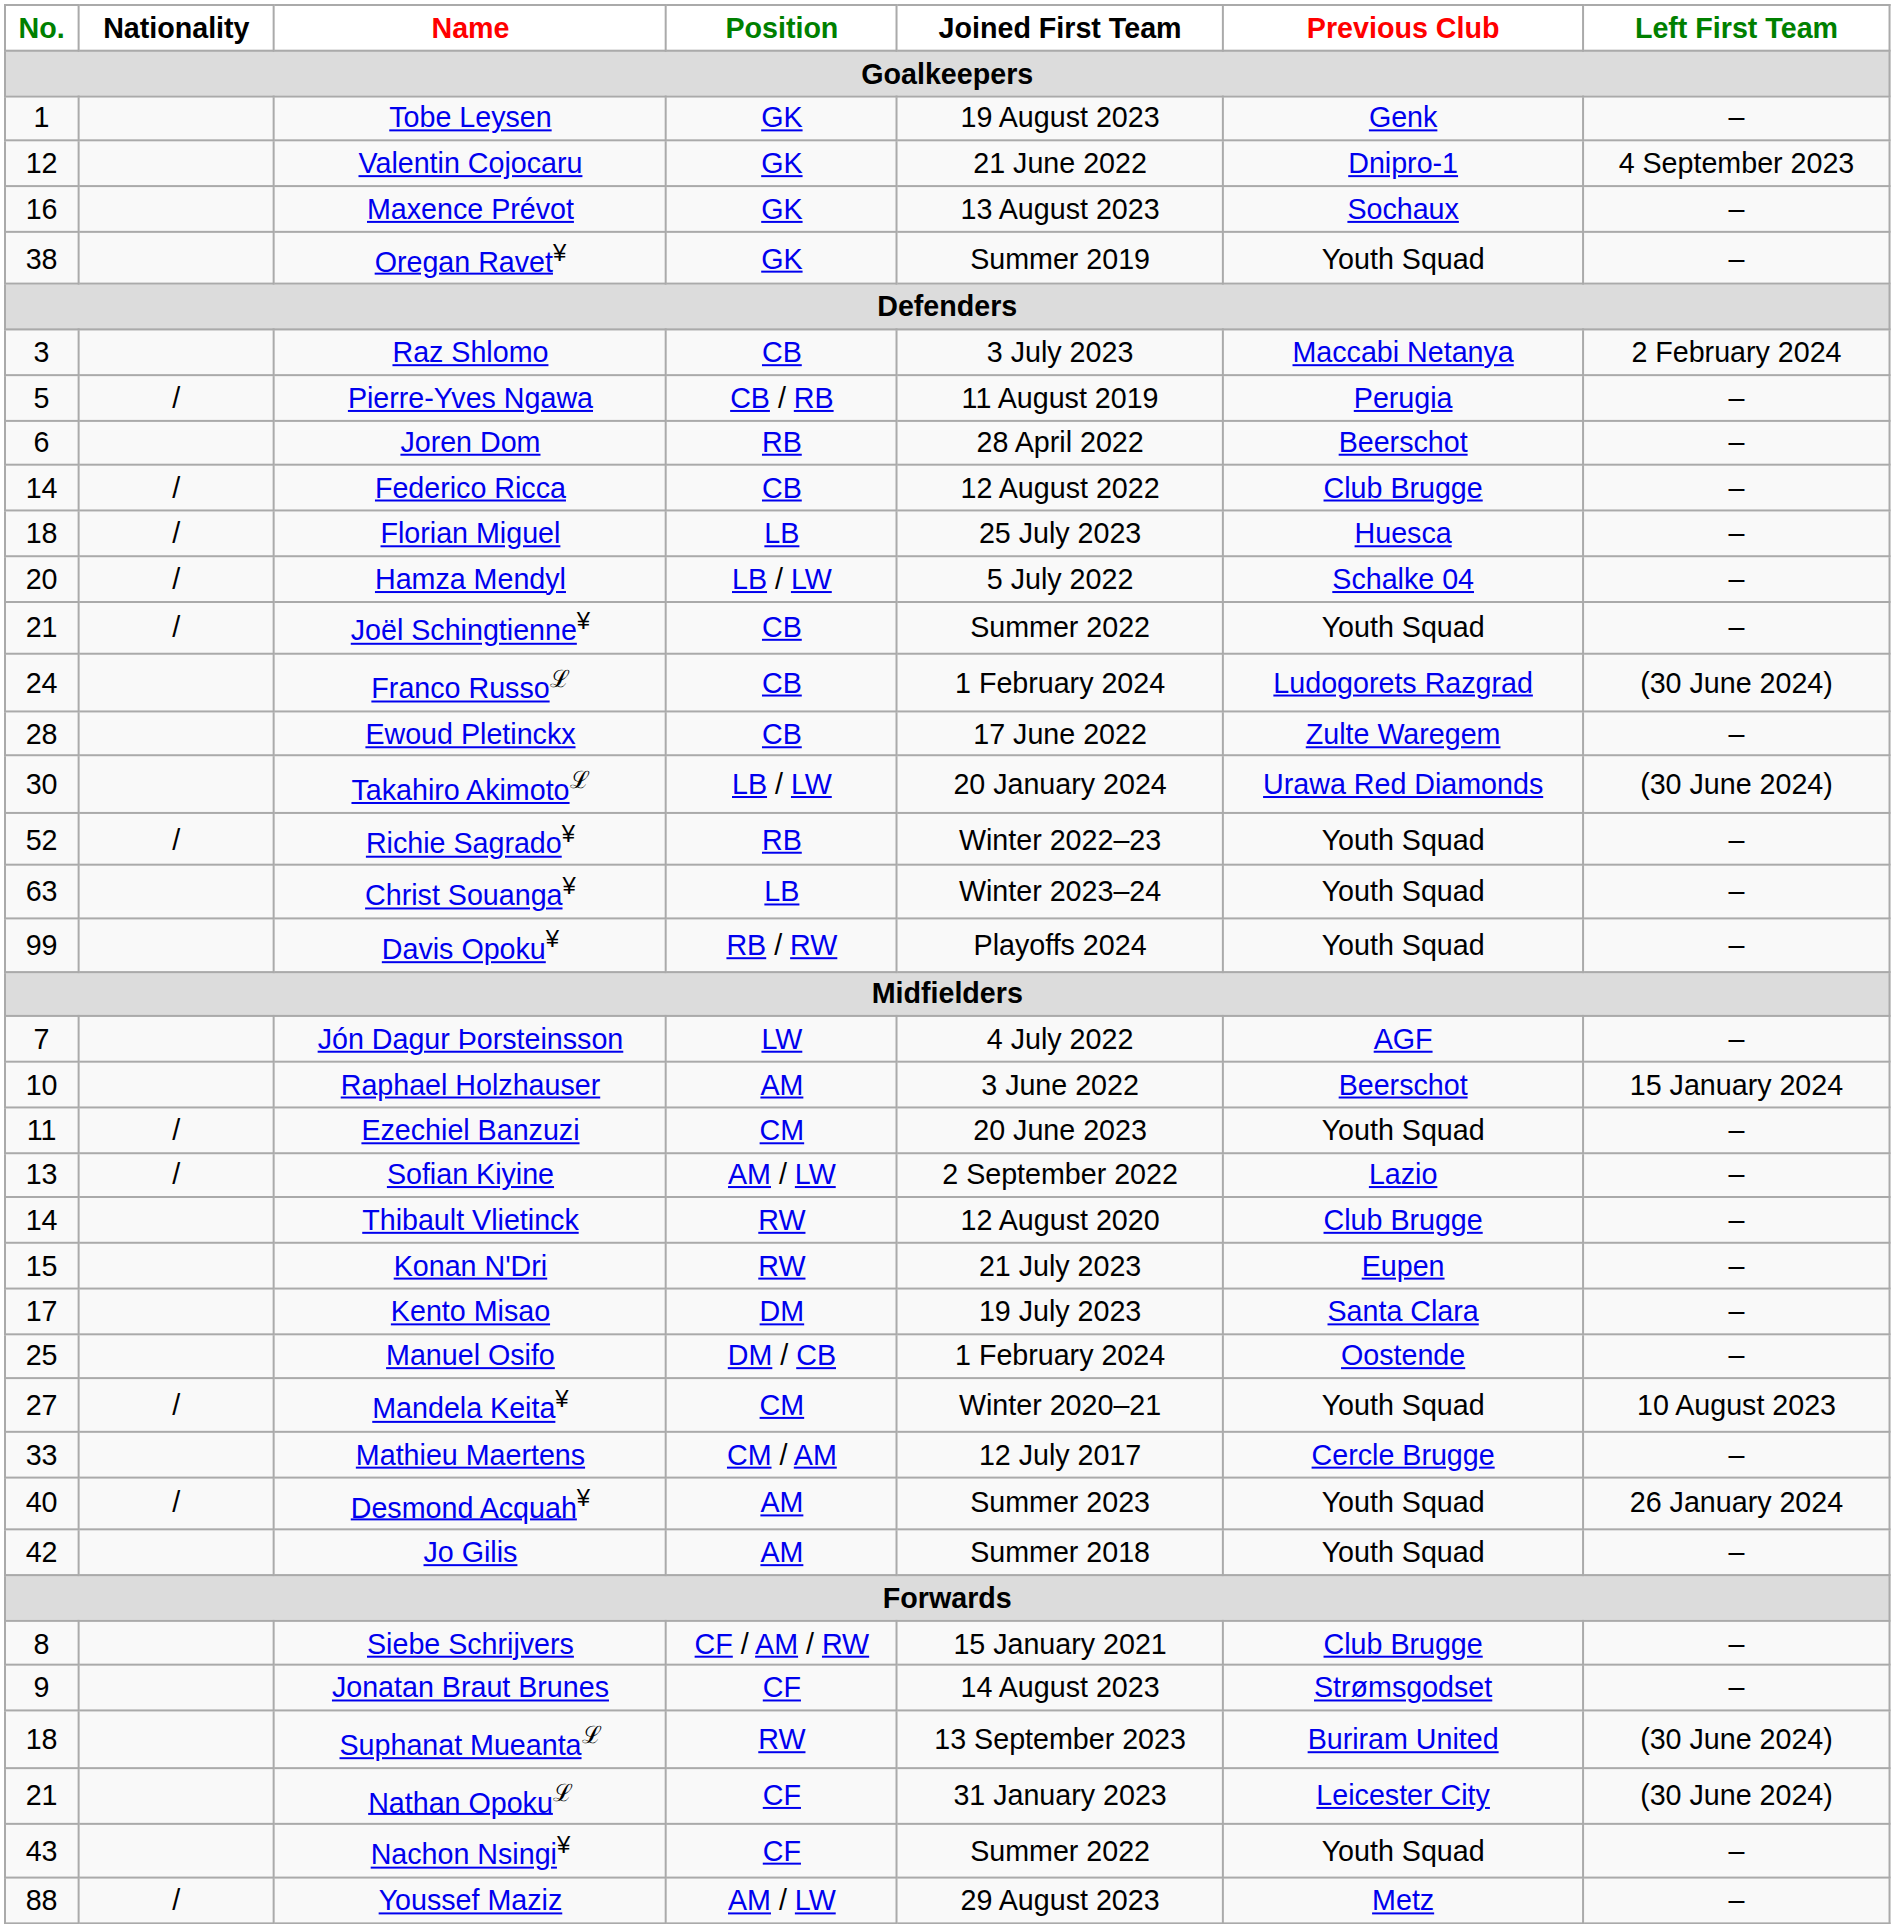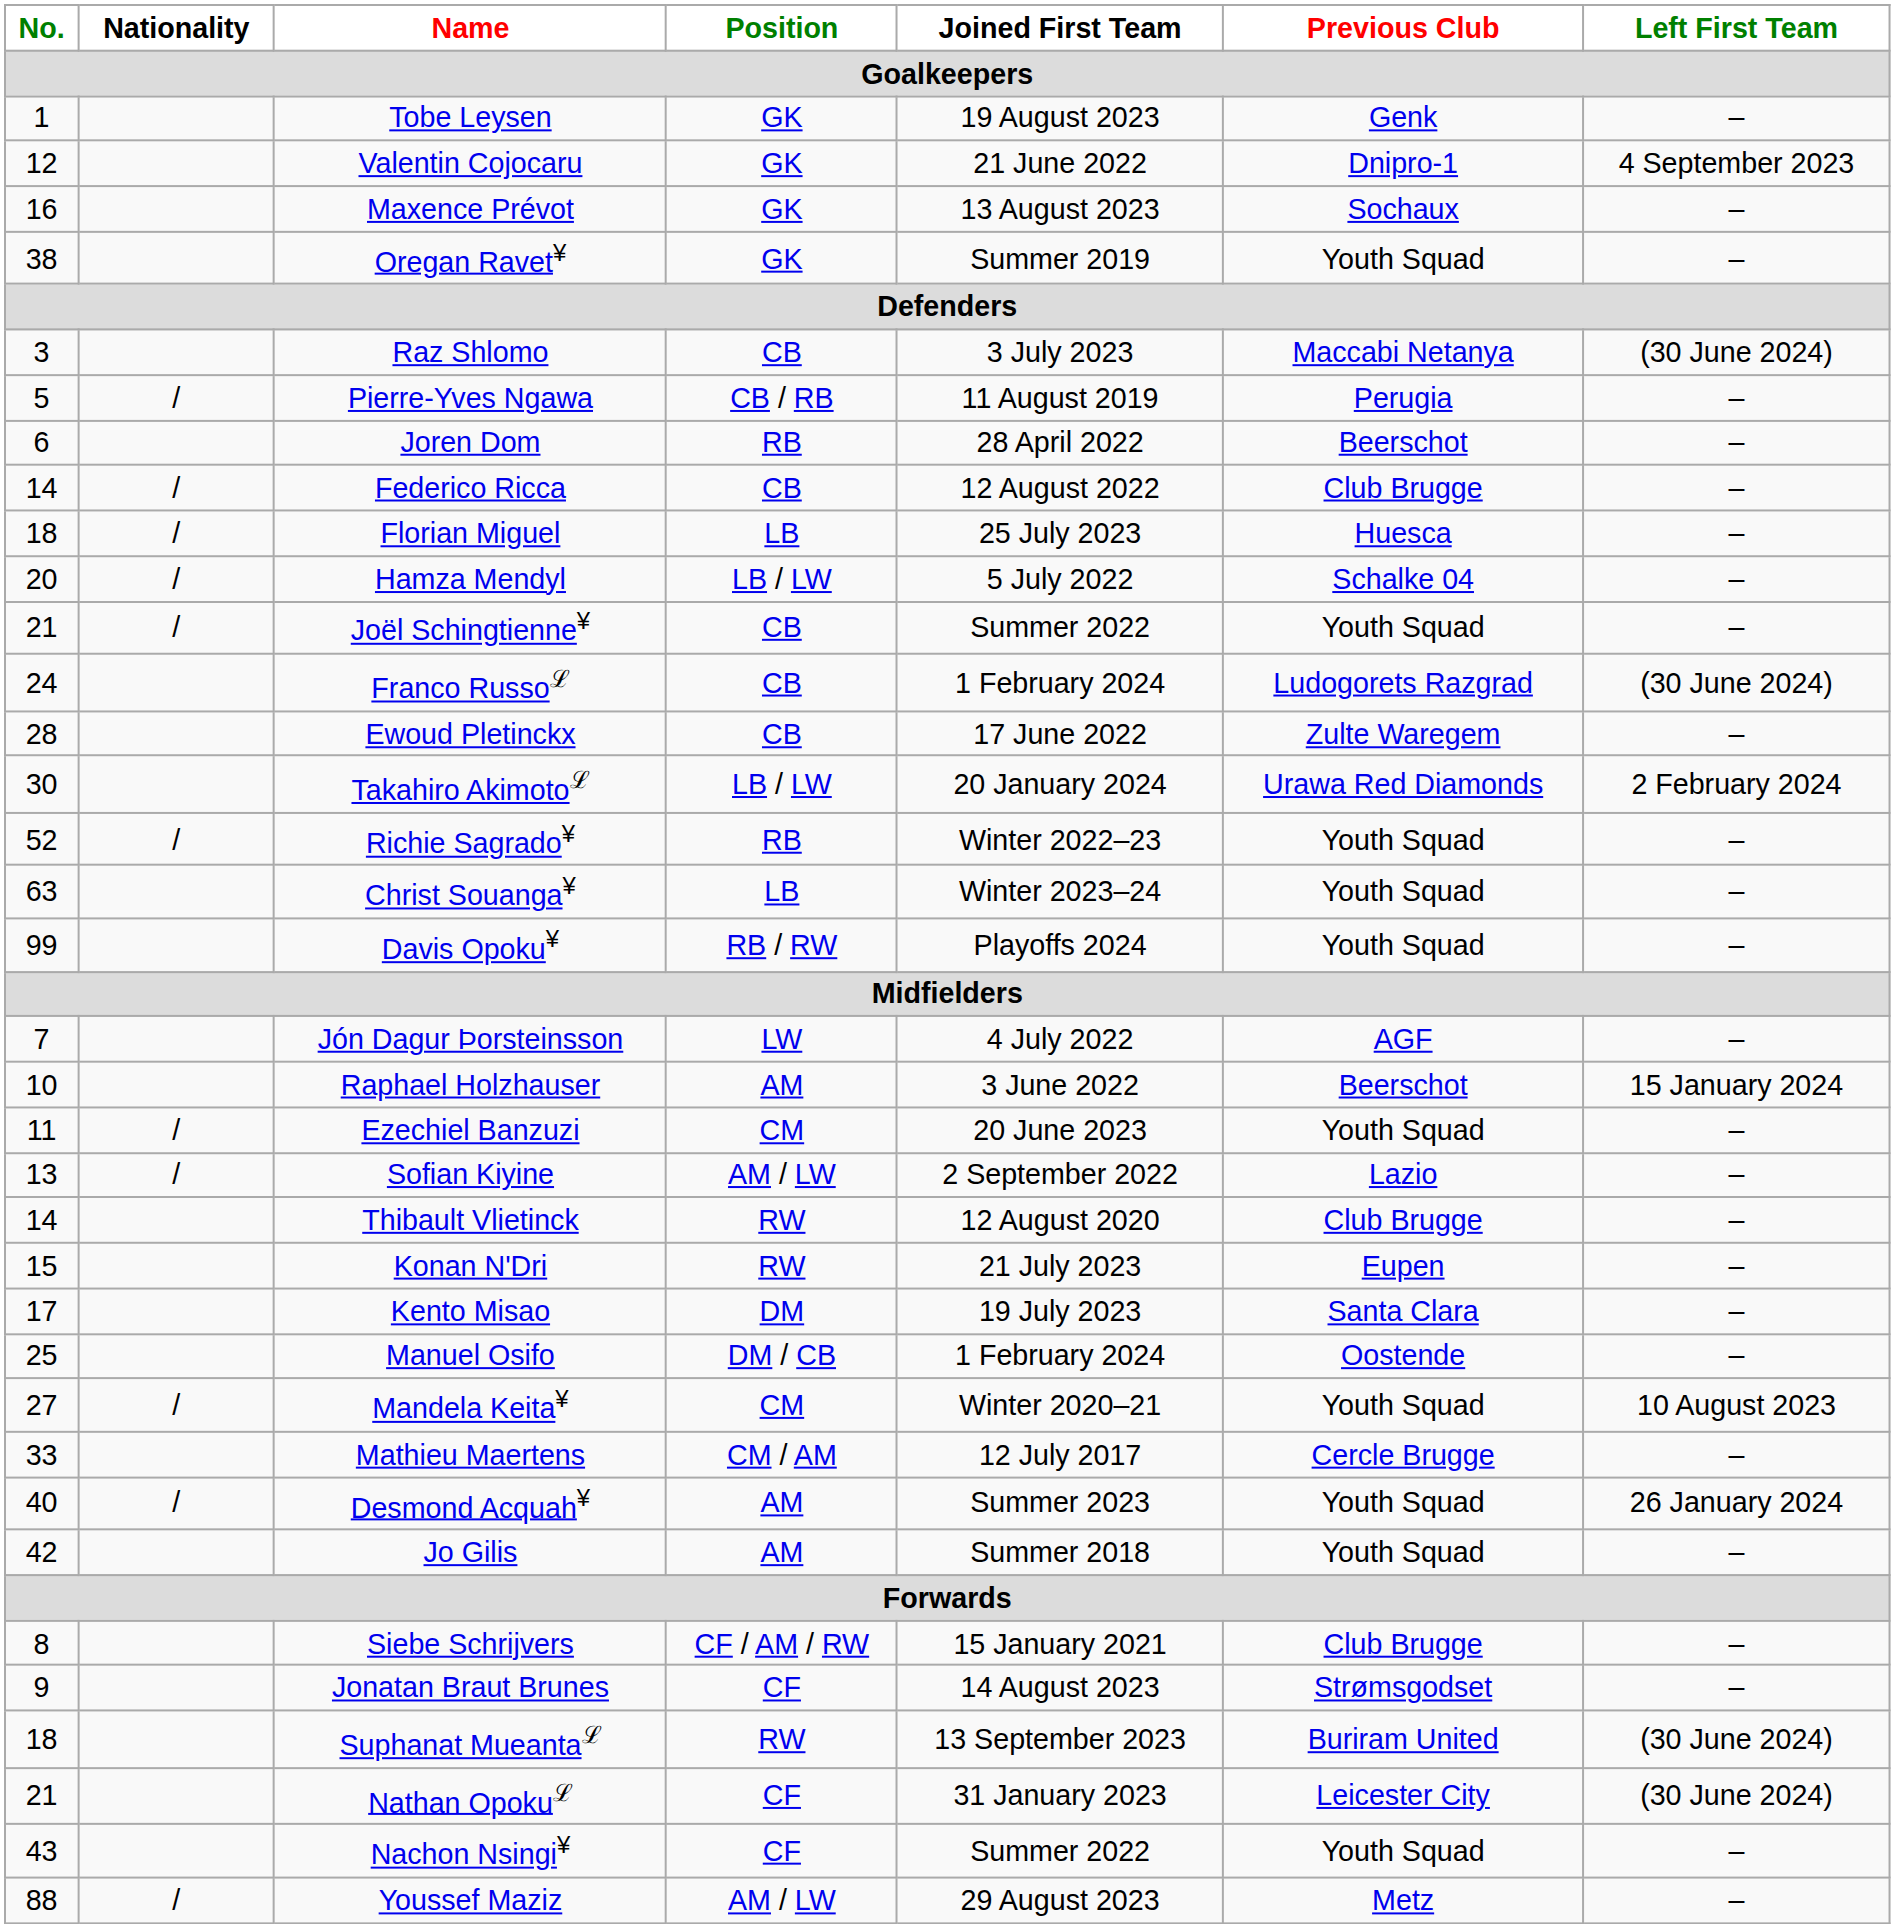(1736, 352) 2 February 2024 -> (1736, 352) (30 June 2024)
(1736, 785) (30 June 2024) -> (1736, 785) 2 February 2024
